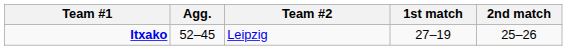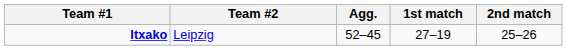columns swapped: (197, 14) <-> (307, 14)
